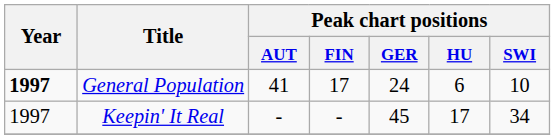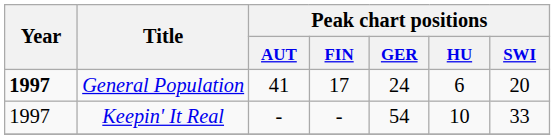(520, 85) 10 -> (520, 85) 20
(399, 117) 45 -> (399, 117) 54
(459, 117) 17 -> (459, 117) 10
(520, 117) 34 -> (520, 117) 33
